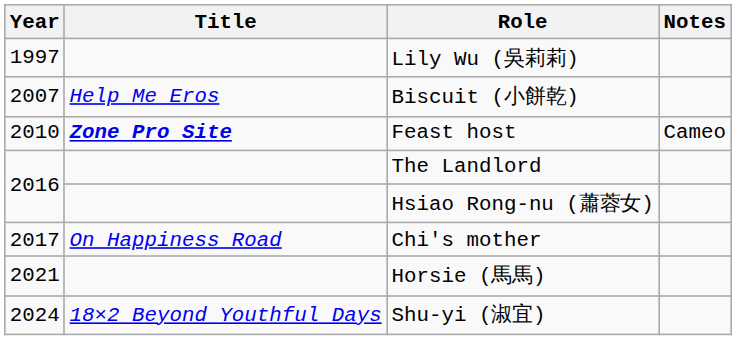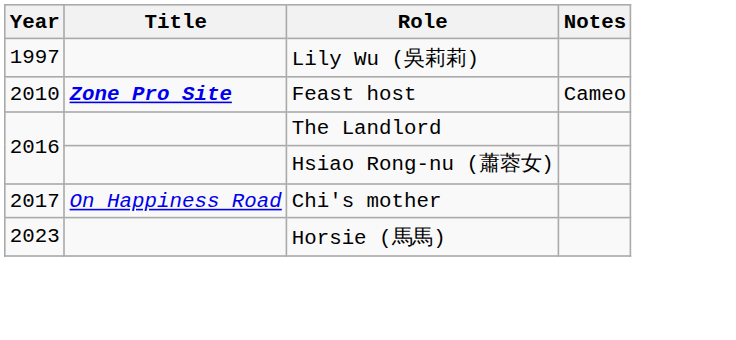- row: (485, 98)
(35, 276) 2021 -> (35, 237) 2023
- row: (469, 315)
